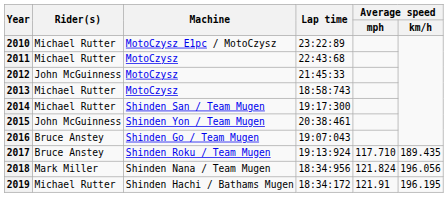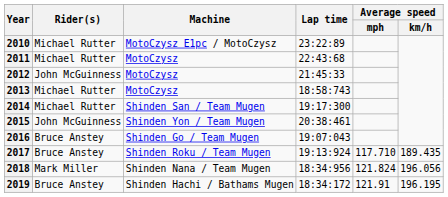(75, 185) Michael Rutter -> (69, 185) Bruce Anstey
